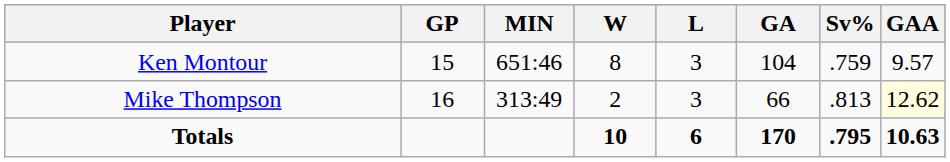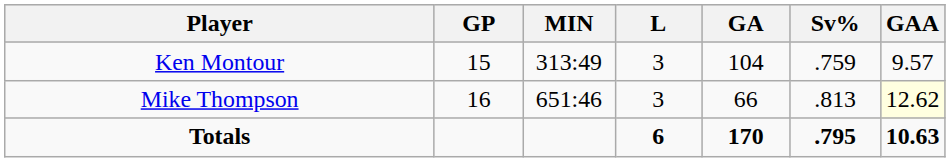- column: (615, 23)
(529, 61) 651:46 -> (569, 61) 313:49
(529, 99) 313:49 -> (569, 99) 651:46
